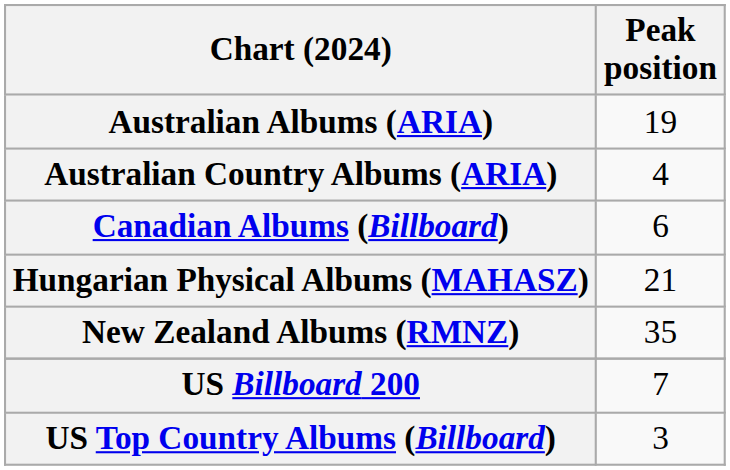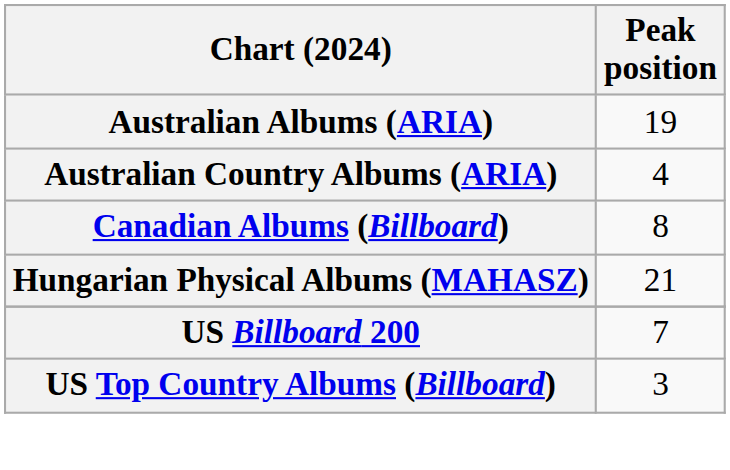(660, 226) 6 -> (660, 226) 8
- row: (301, 332)
